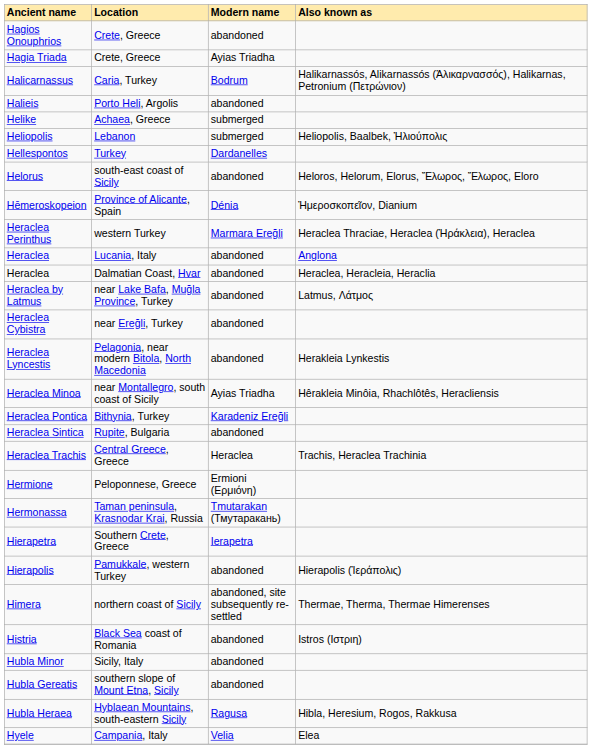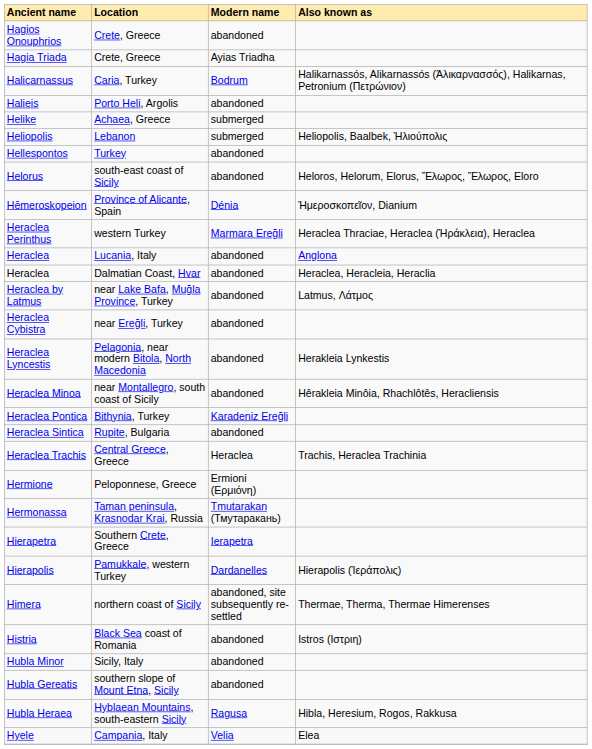(239, 153) Dardanelles -> (237, 153) abandoned
(243, 393) Ayias Triadha -> (237, 393) abandoned
(237, 570) abandoned -> (239, 570) Dardanelles
